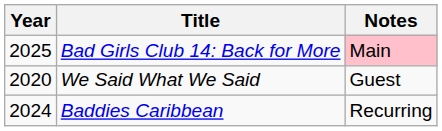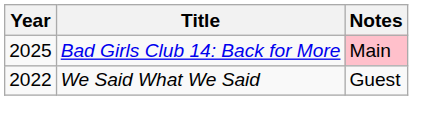(30, 81) 2020 -> (30, 81) 2022
- row: (142, 111)
